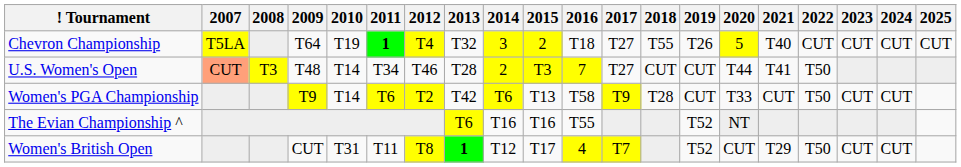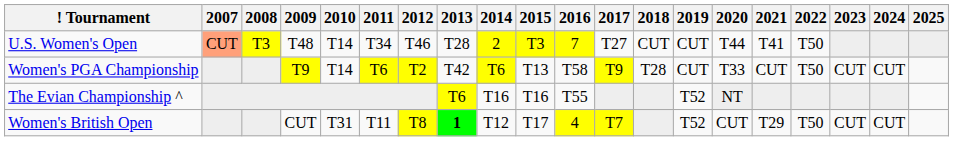- row: (84, 44)
